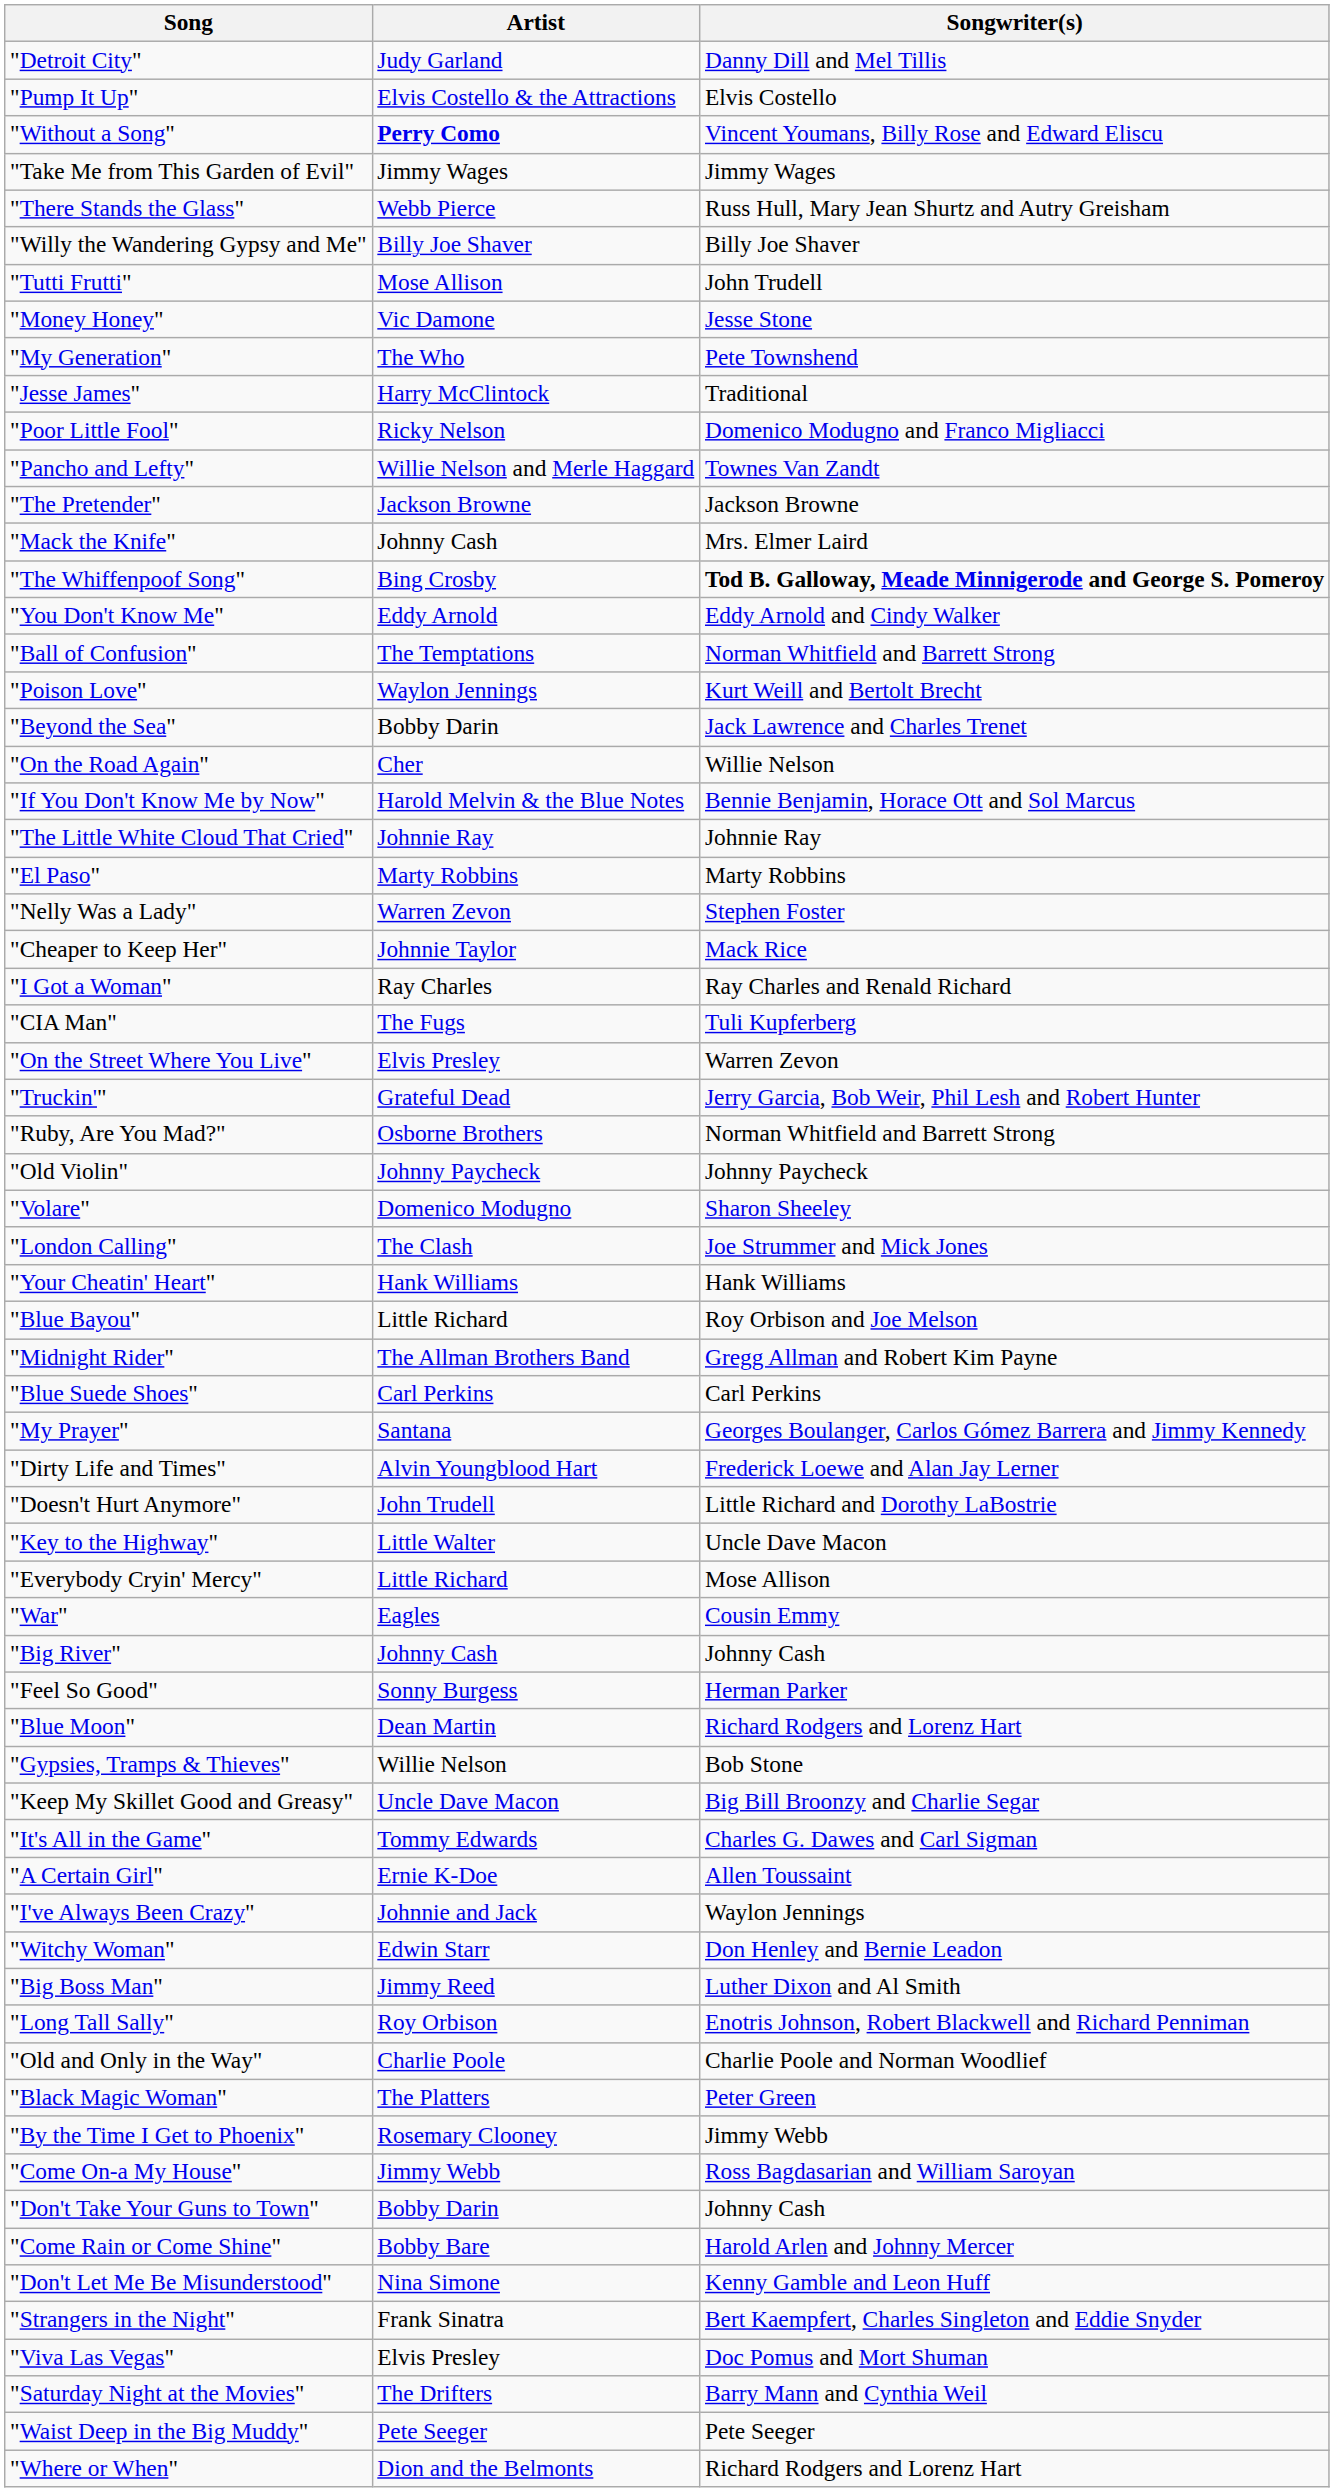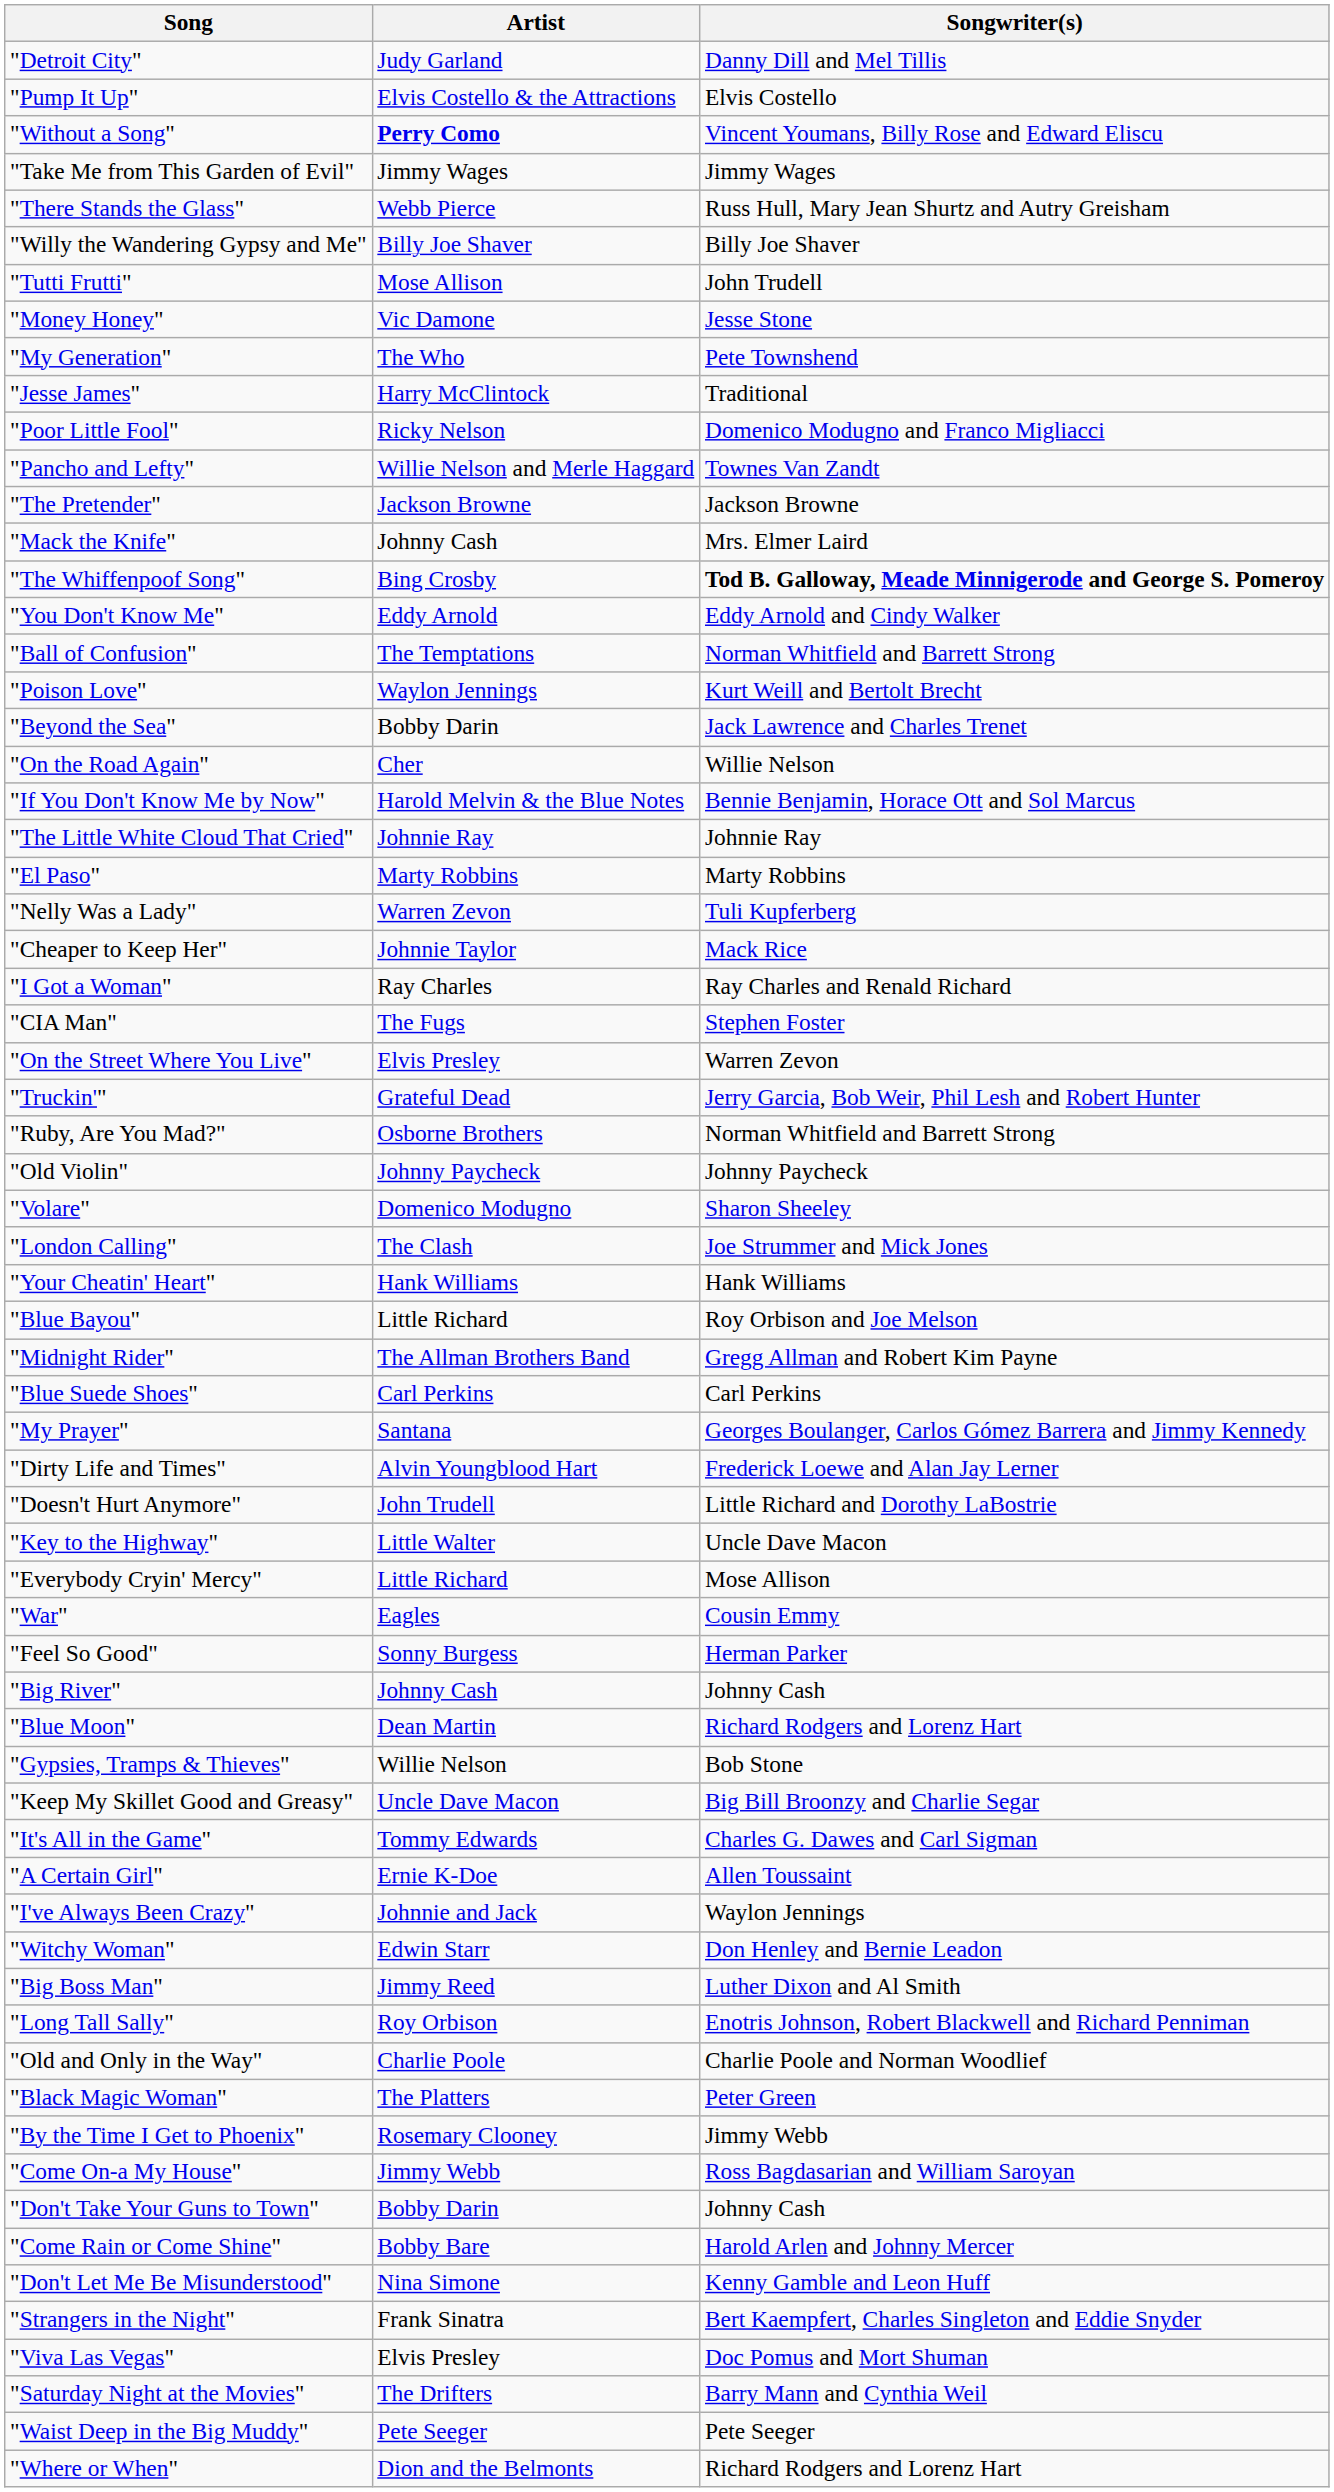(775, 912) Stephen Foster -> (781, 912) Tuli Kupferberg
(781, 1023) Tuli Kupferberg -> (775, 1023) Stephen Foster
rows swapped: (65, 1653) <-> (84, 1690)
